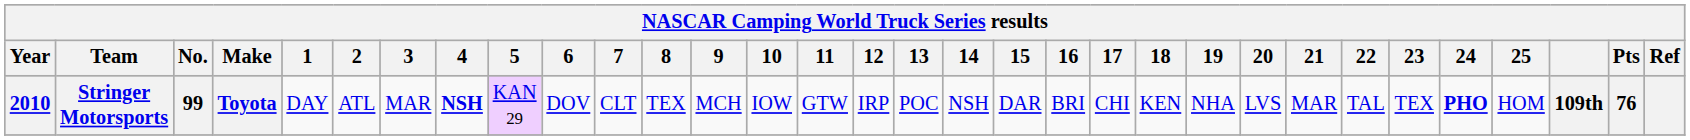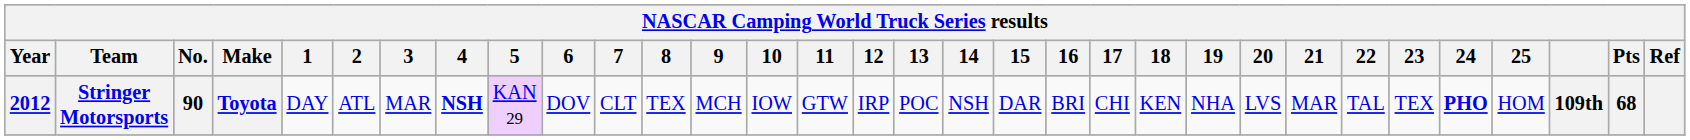(30, 104) 2010 -> (30, 104) 2012
(193, 104) 99 -> (193, 104) 90
(1626, 104) 76 -> (1626, 104) 68
